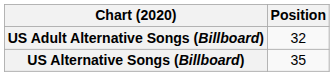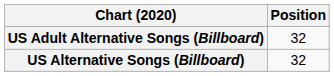(298, 60) 35 -> (298, 60) 32
